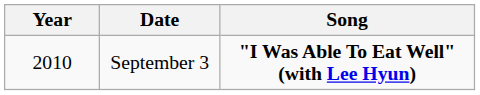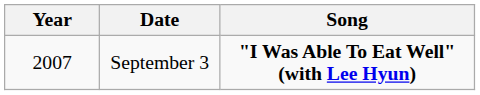(52, 62) 2010 -> (52, 62) 2007
